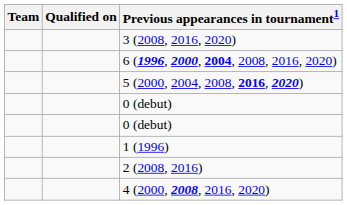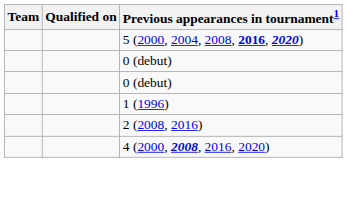- row: (23, 40)
- row: (23, 61)
